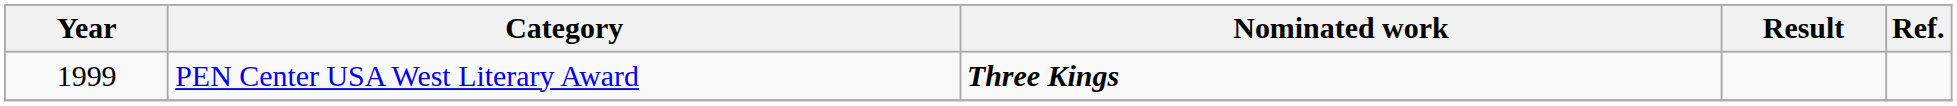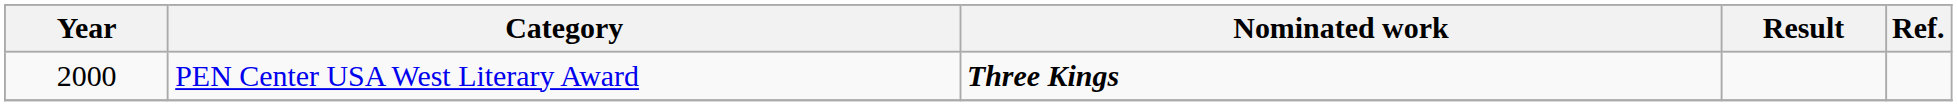(87, 75) 1999 -> (87, 75) 2000
